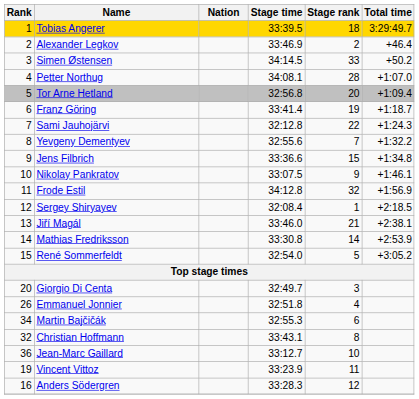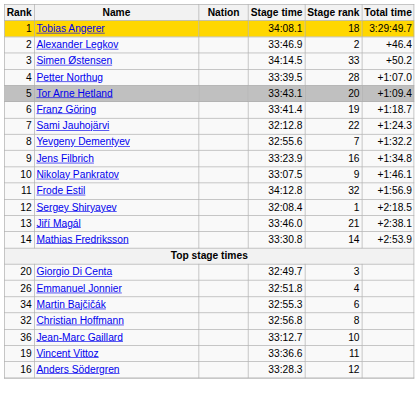(285, 28) 33:39.5 -> (285, 28) 34:08.1
(285, 77) 34:08.1 -> (285, 77) 33:39.5
(285, 93) 32:56.8 -> (285, 93) 33:43.1
(285, 158) 33:36.6 -> (285, 158) 33:23.9
(354, 158) 15 -> (354, 158) 16
- row: (79, 256)
(285, 337) 33:43.1 -> (285, 321) 32:56.8
(285, 369) 33:23.9 -> (285, 353) 33:36.6
